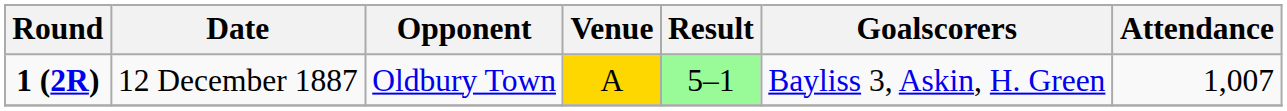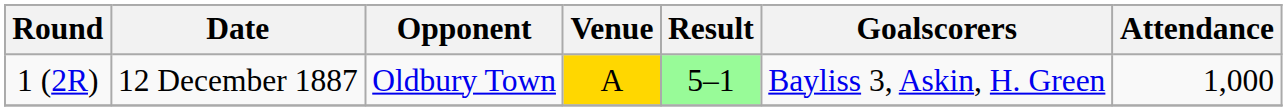(58, 79) bold -> (58, 79) normal
(1239, 79) 1,007 -> (1239, 79) 1,000
